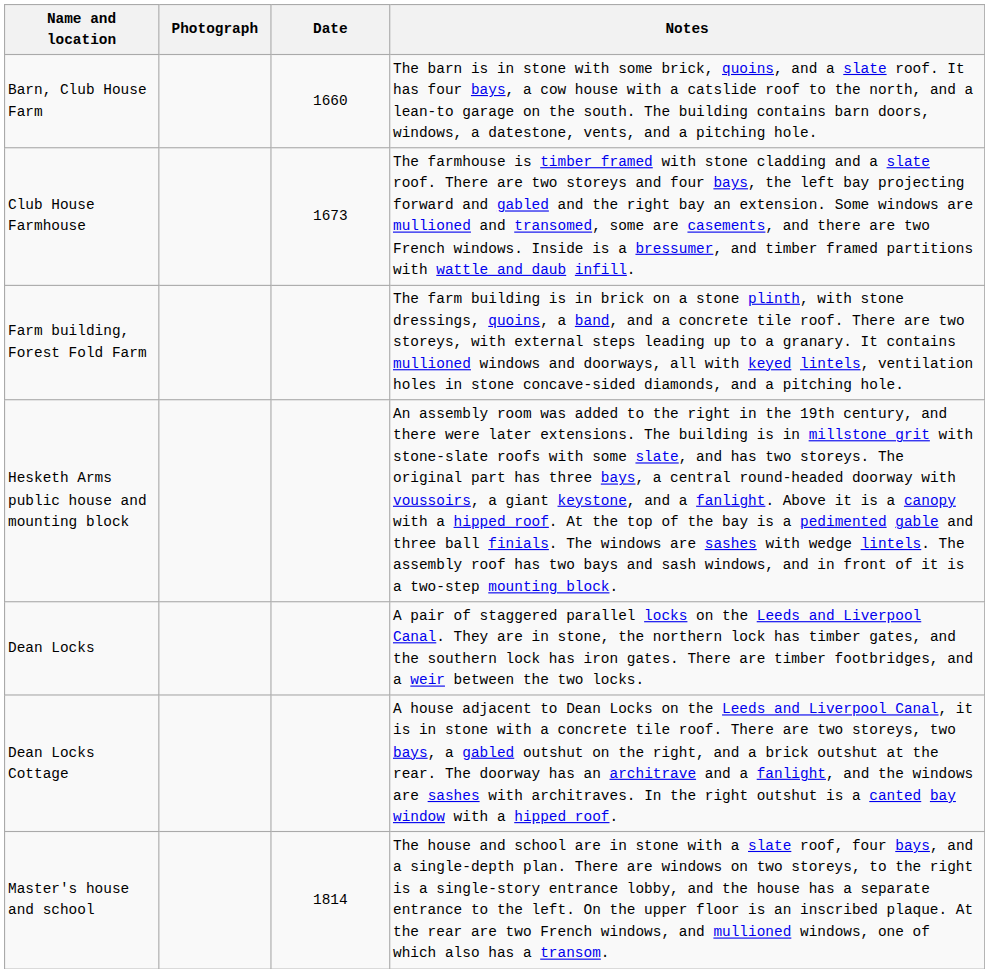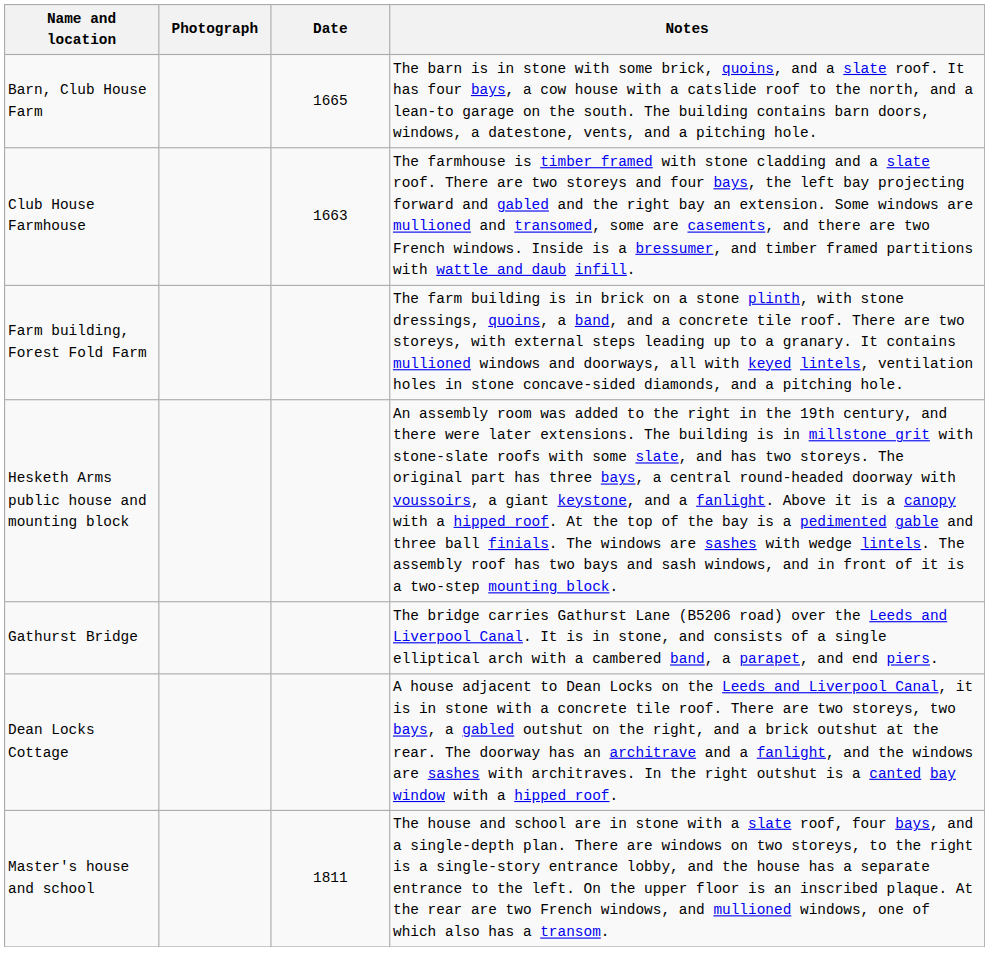(330, 101) 1660 -> (330, 101) 1665
(330, 216) 1673 -> (330, 216) 1663
- row: (51, 648)
+ row: (73, 637)
(330, 900) 1814 -> (330, 878) 1811
